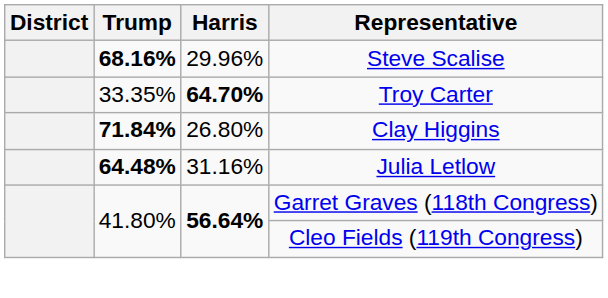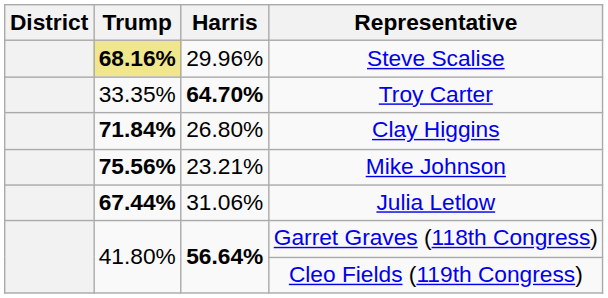(137, 58) no background -> (137, 58) khaki background
+ row: (436, 166)
(137, 166) 64.48% -> (137, 202) 67.44%
(225, 166) 31.16% -> (225, 202) 31.06%
